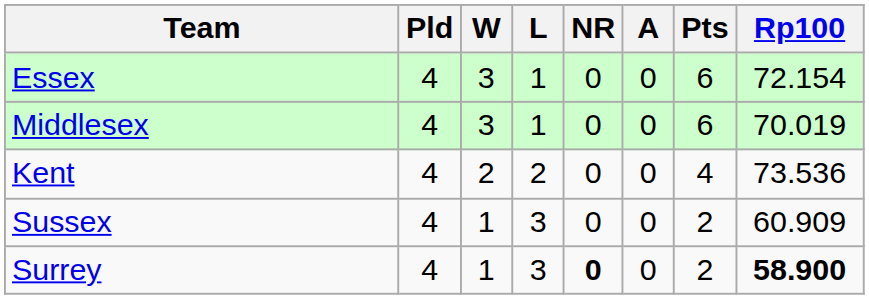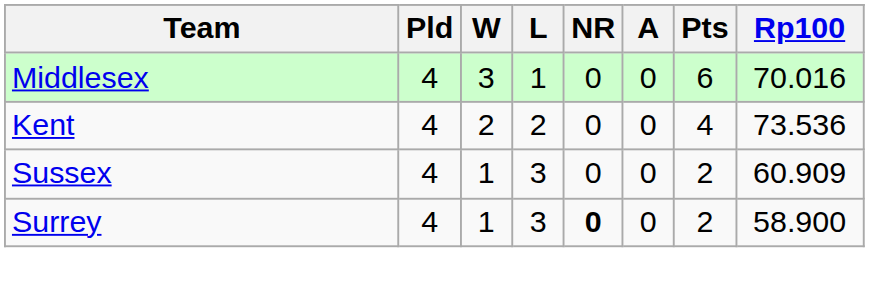- row: (53, 76)
(800, 125) 70.019 -> (800, 76) 70.016
(800, 269) bold -> (800, 221) normal
